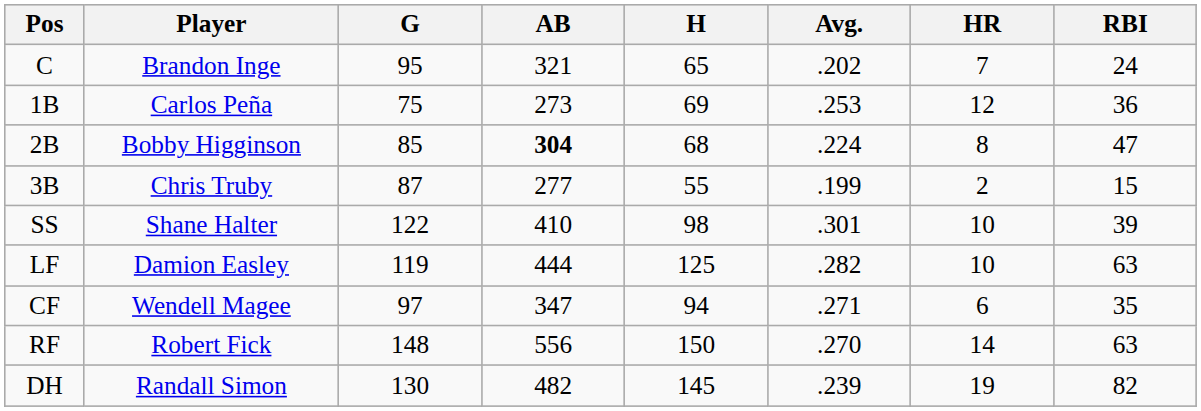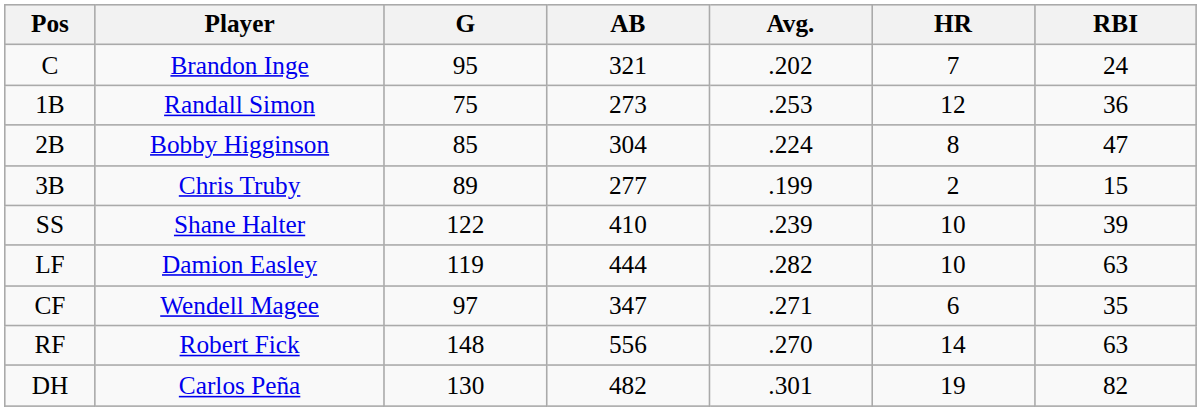- column: (696, 24)
(211, 104) Carlos Peña -> (240, 104) Randall Simon
(553, 144) bold -> (628, 144) normal
(410, 184) 87 -> (465, 184) 89
(839, 225) .301 -> (790, 225) .239
(211, 385) Randall Simon -> (240, 385) Carlos Peña
(839, 385) .239 -> (790, 385) .301
